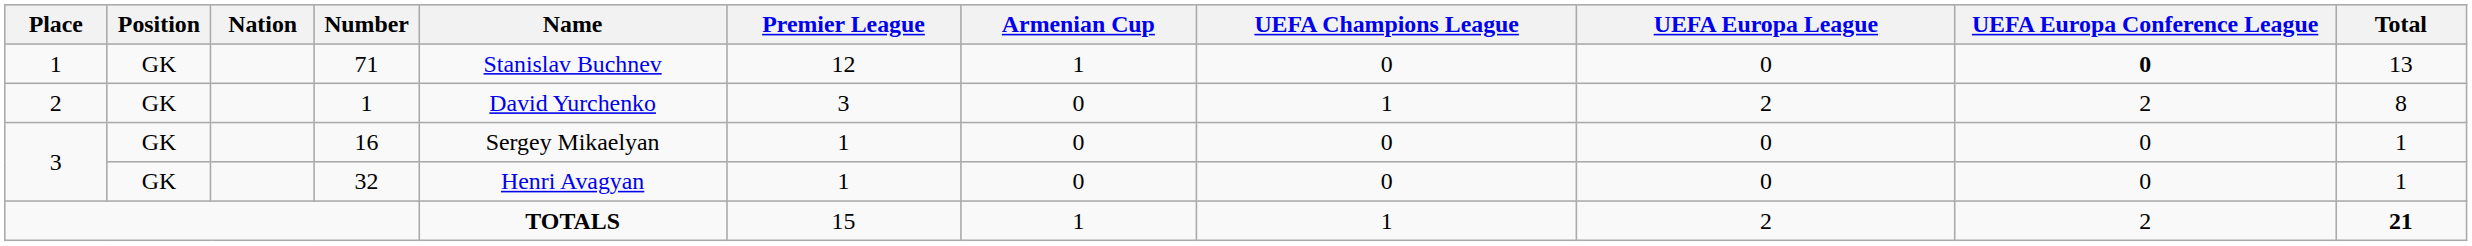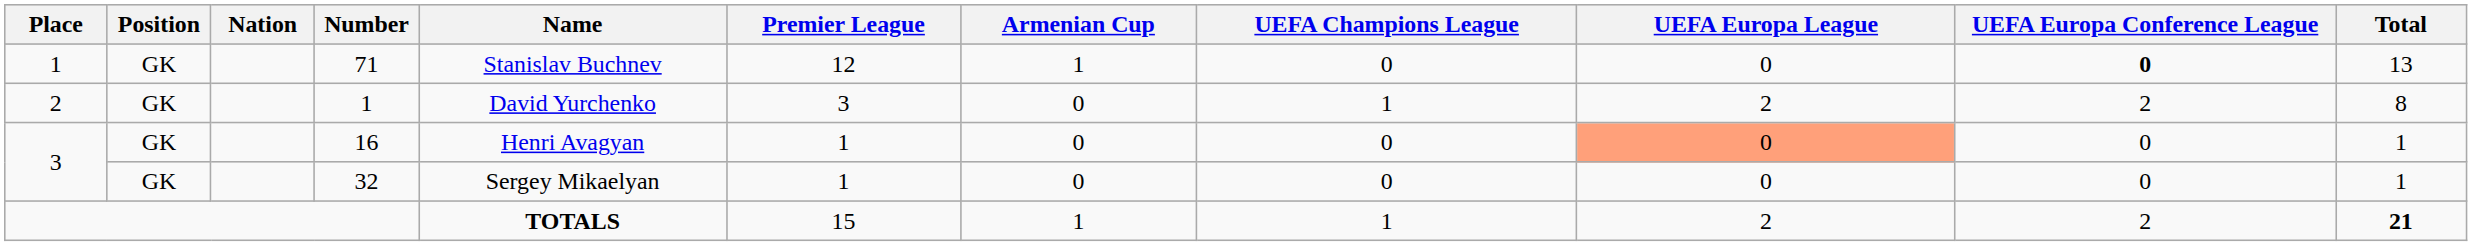(573, 142) Sergey Mikaelyan -> (573, 142) Henri Avagyan
(1766, 142) no background -> (1766, 142) lightsalmon background
(573, 181) Henri Avagyan -> (573, 181) Sergey Mikaelyan
